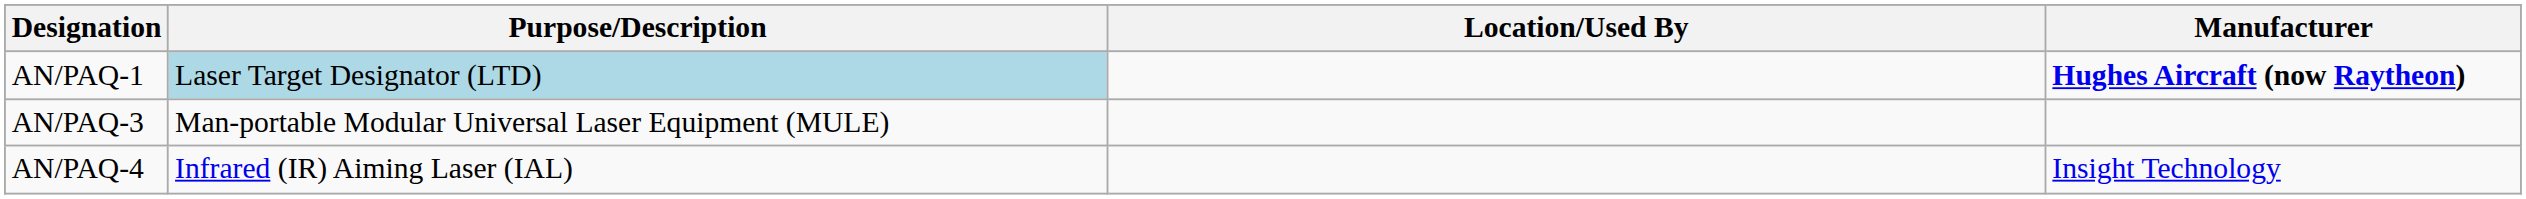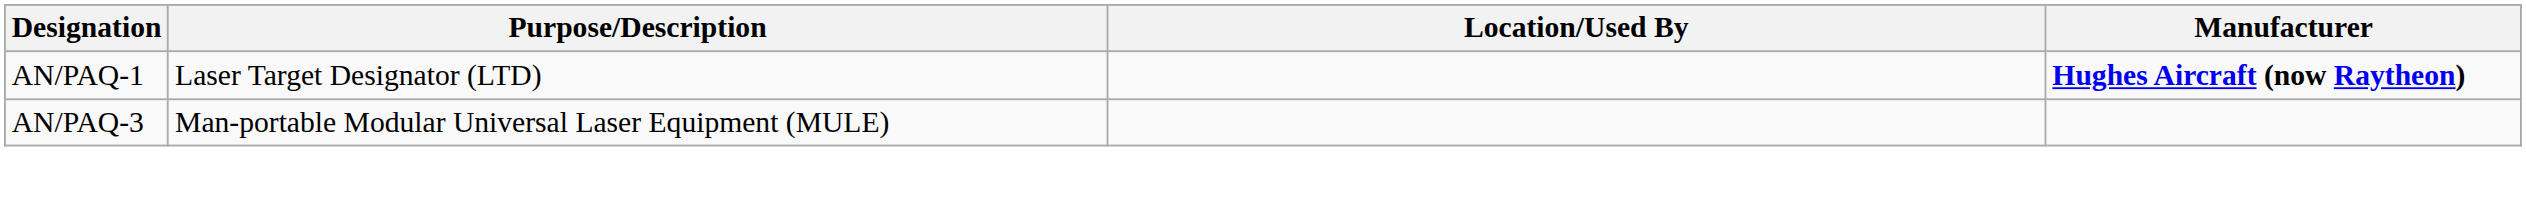(358, 74) lightblue background -> (358, 74) no background
- row: (78, 168)
